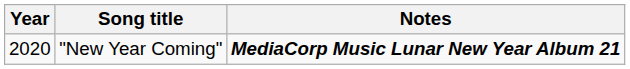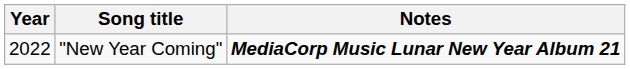(30, 49) 2020 -> (30, 49) 2022
